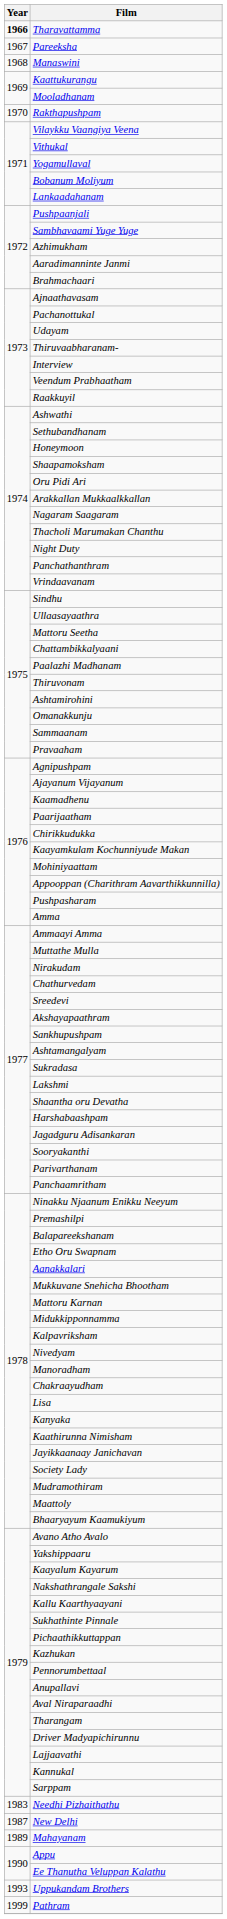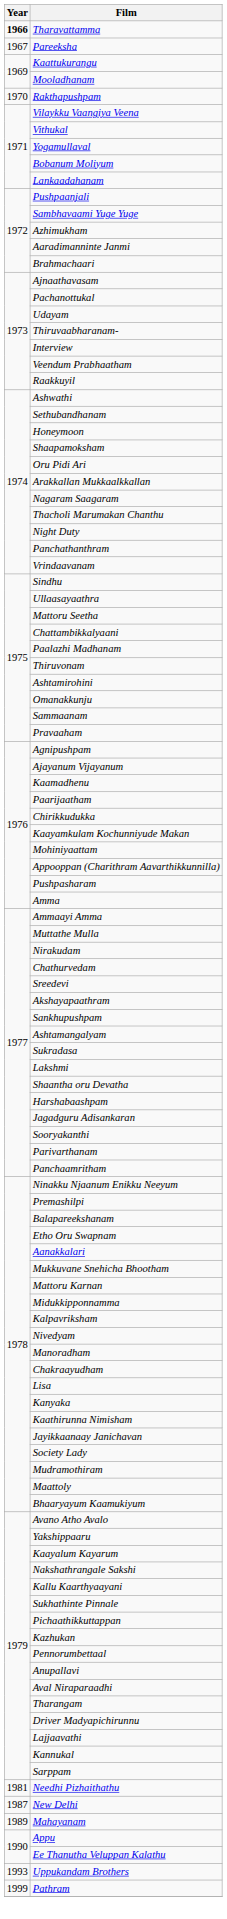- row: (56, 63)
(17, 1804) 1983 -> (17, 1788) 1981
